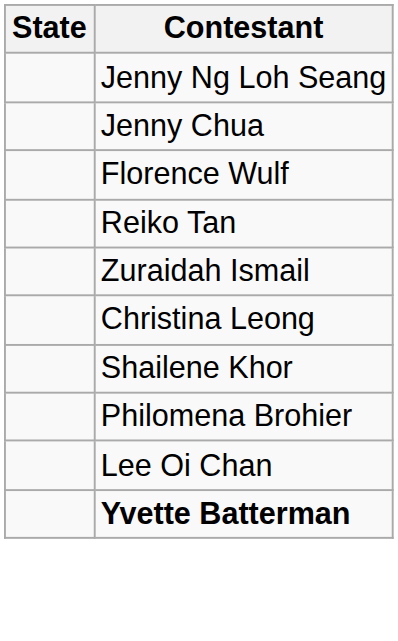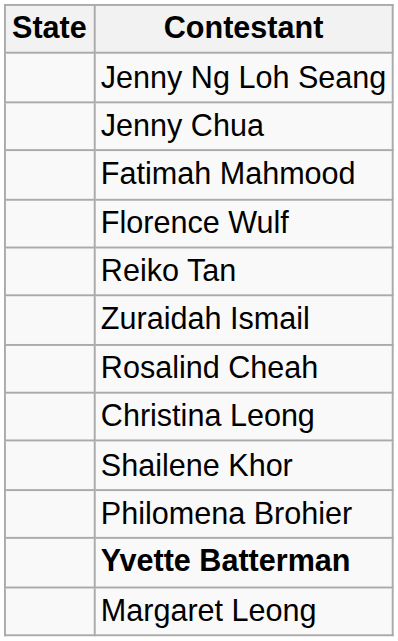+ row: (228, 174)
+ row: (210, 367)
- row: (187, 464)
+ row: (209, 610)
